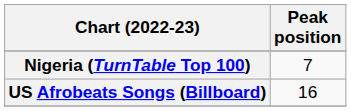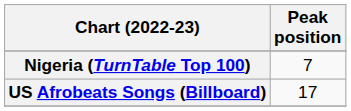(308, 92) 16 -> (308, 92) 17
